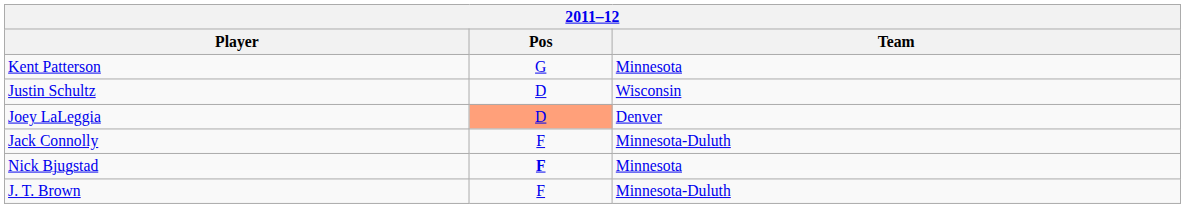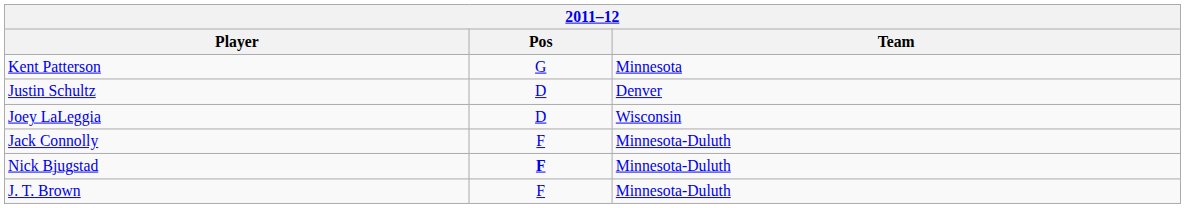(649, 91) Wisconsin -> (639, 91) Denver
(541, 116) lightsalmon background -> (541, 116) no background
(639, 116) Denver -> (649, 116) Wisconsin
(649, 166) Minnesota -> (673, 166) Minnesota-Duluth
